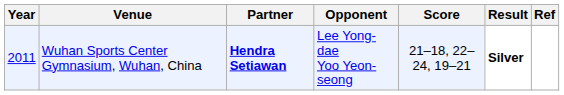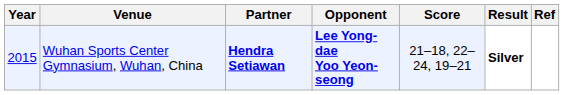(22, 58) 2011 -> (22, 58) 2015
(347, 58) normal -> (347, 58) bold
